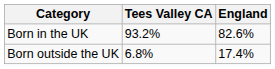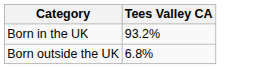- column: (243, 14)
